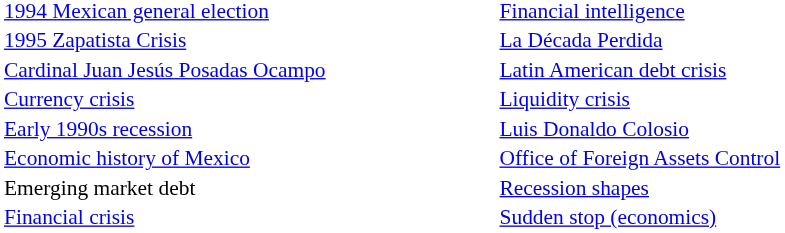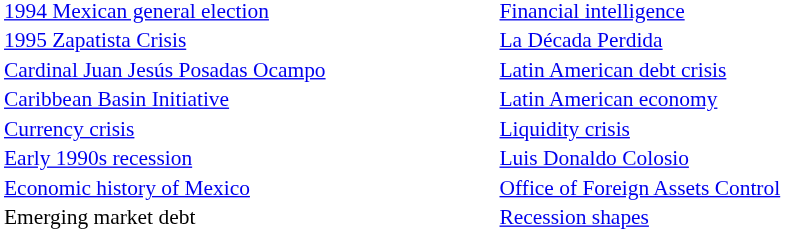+ row: (117, 99)
- row: (69, 217)
